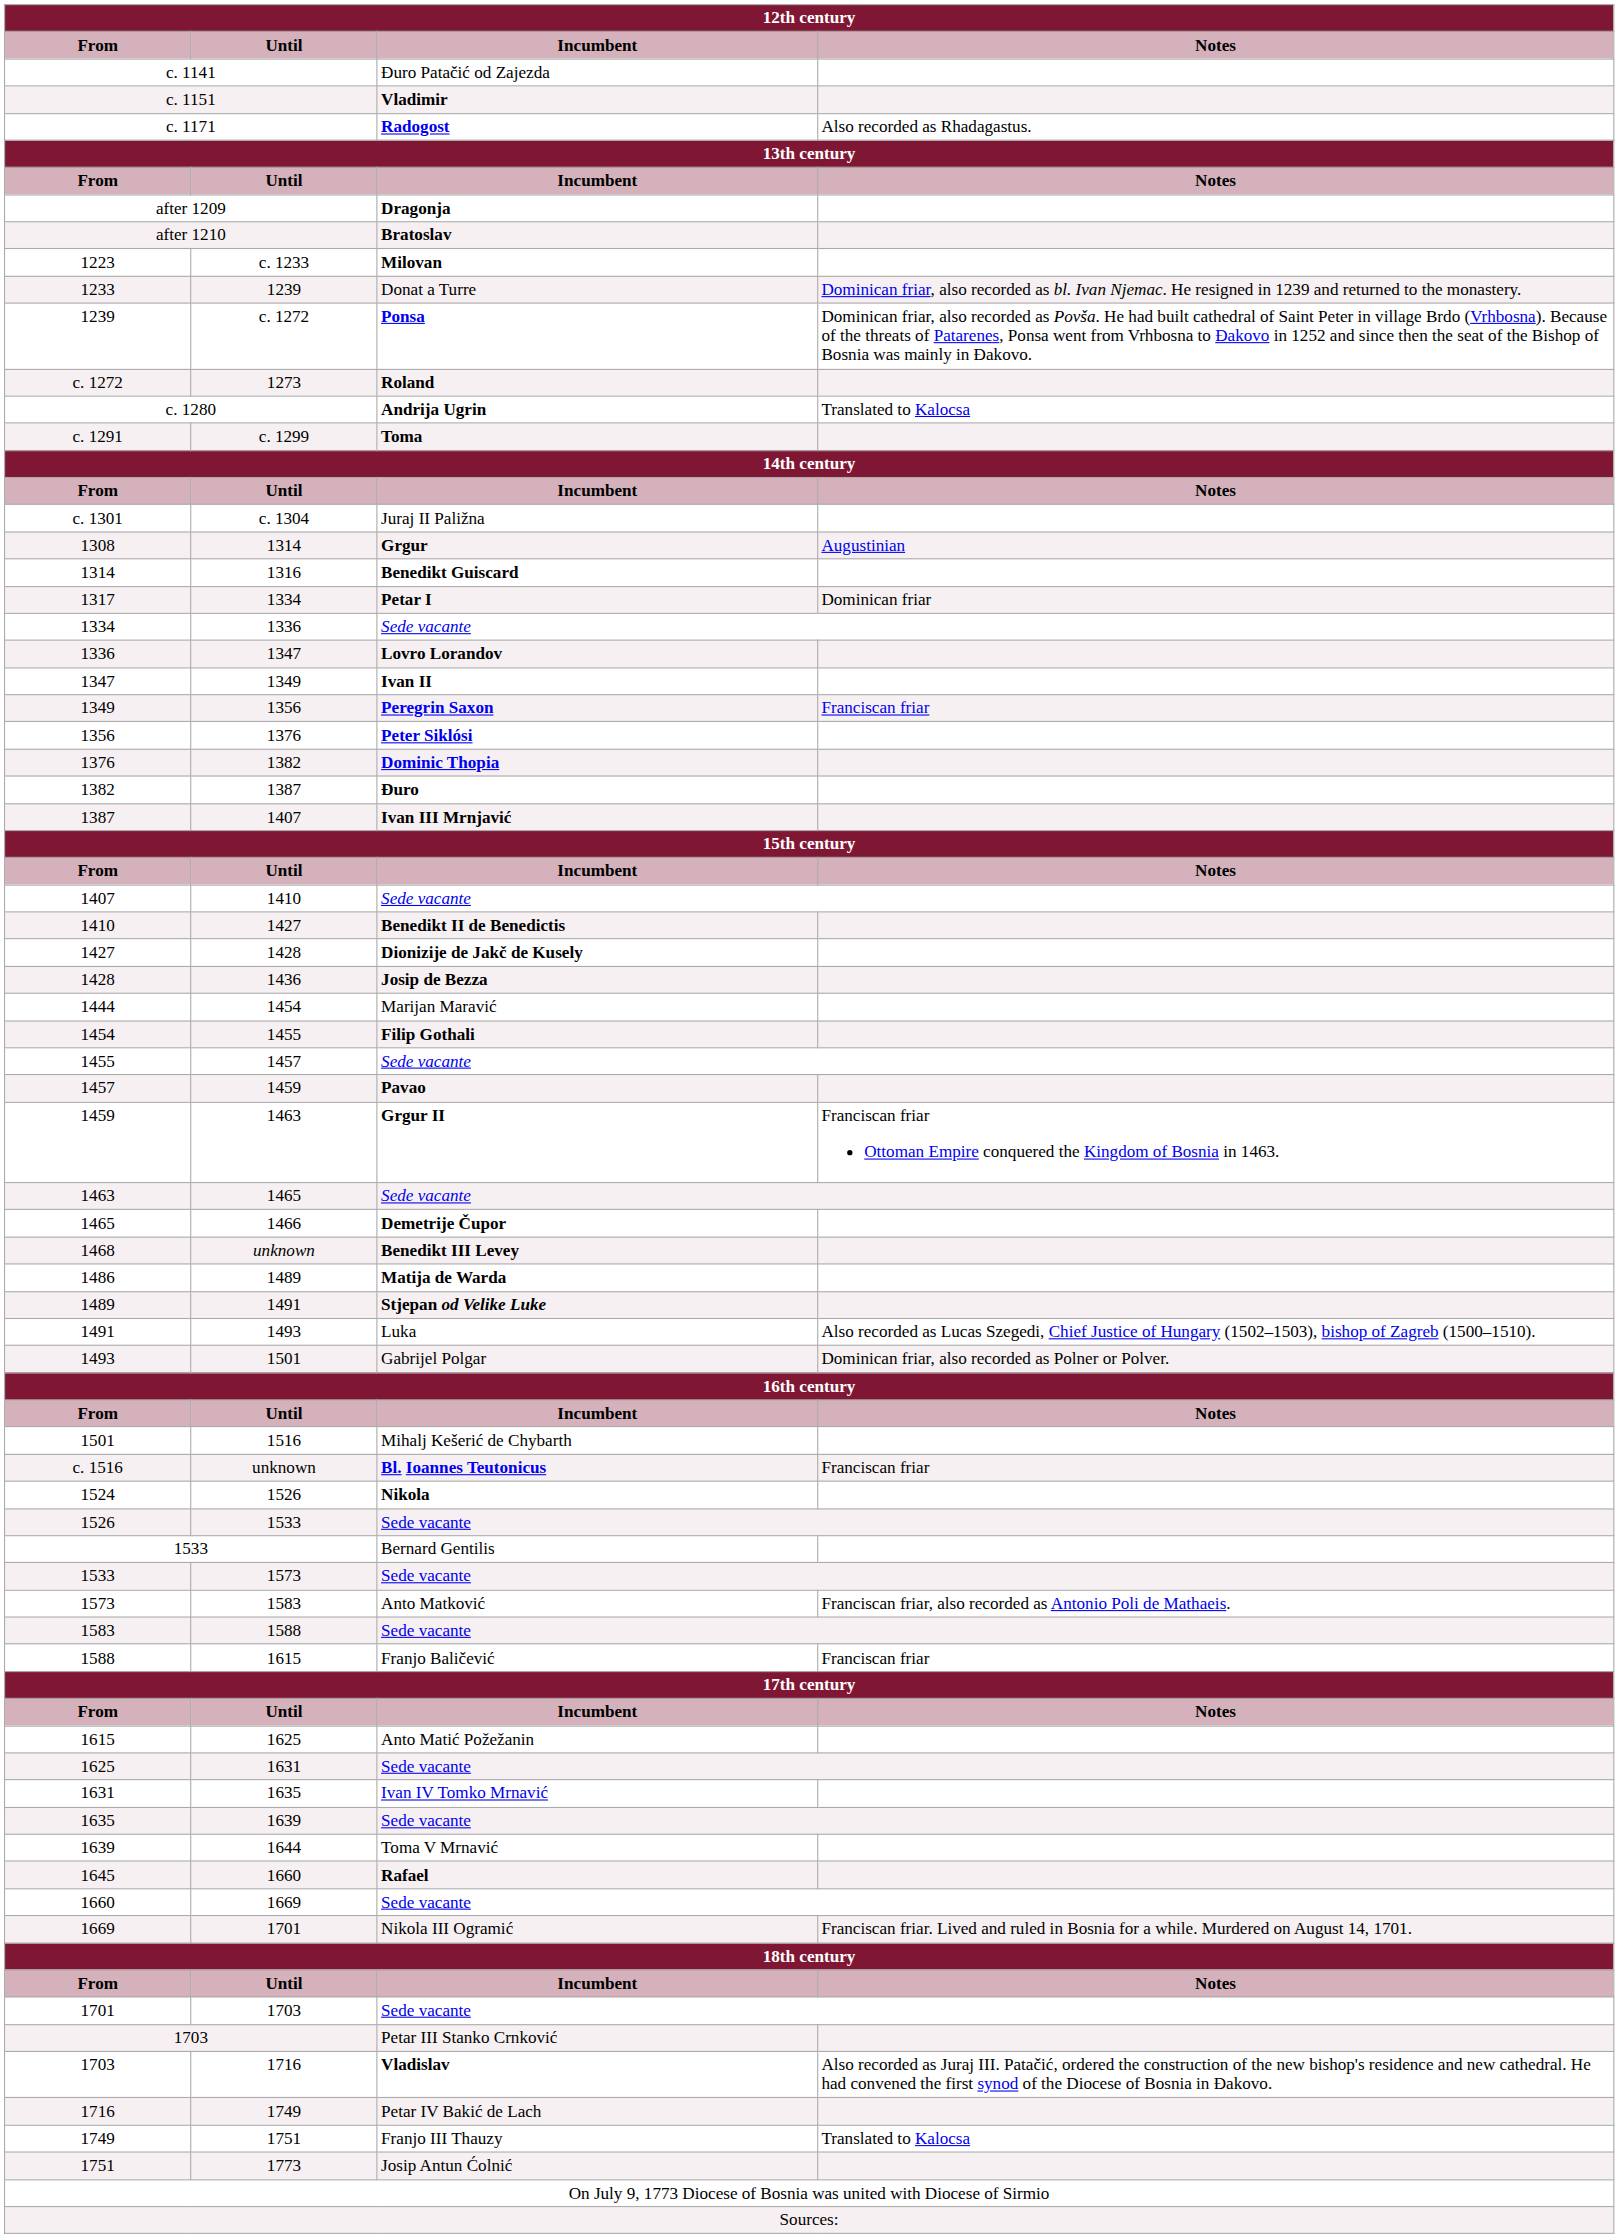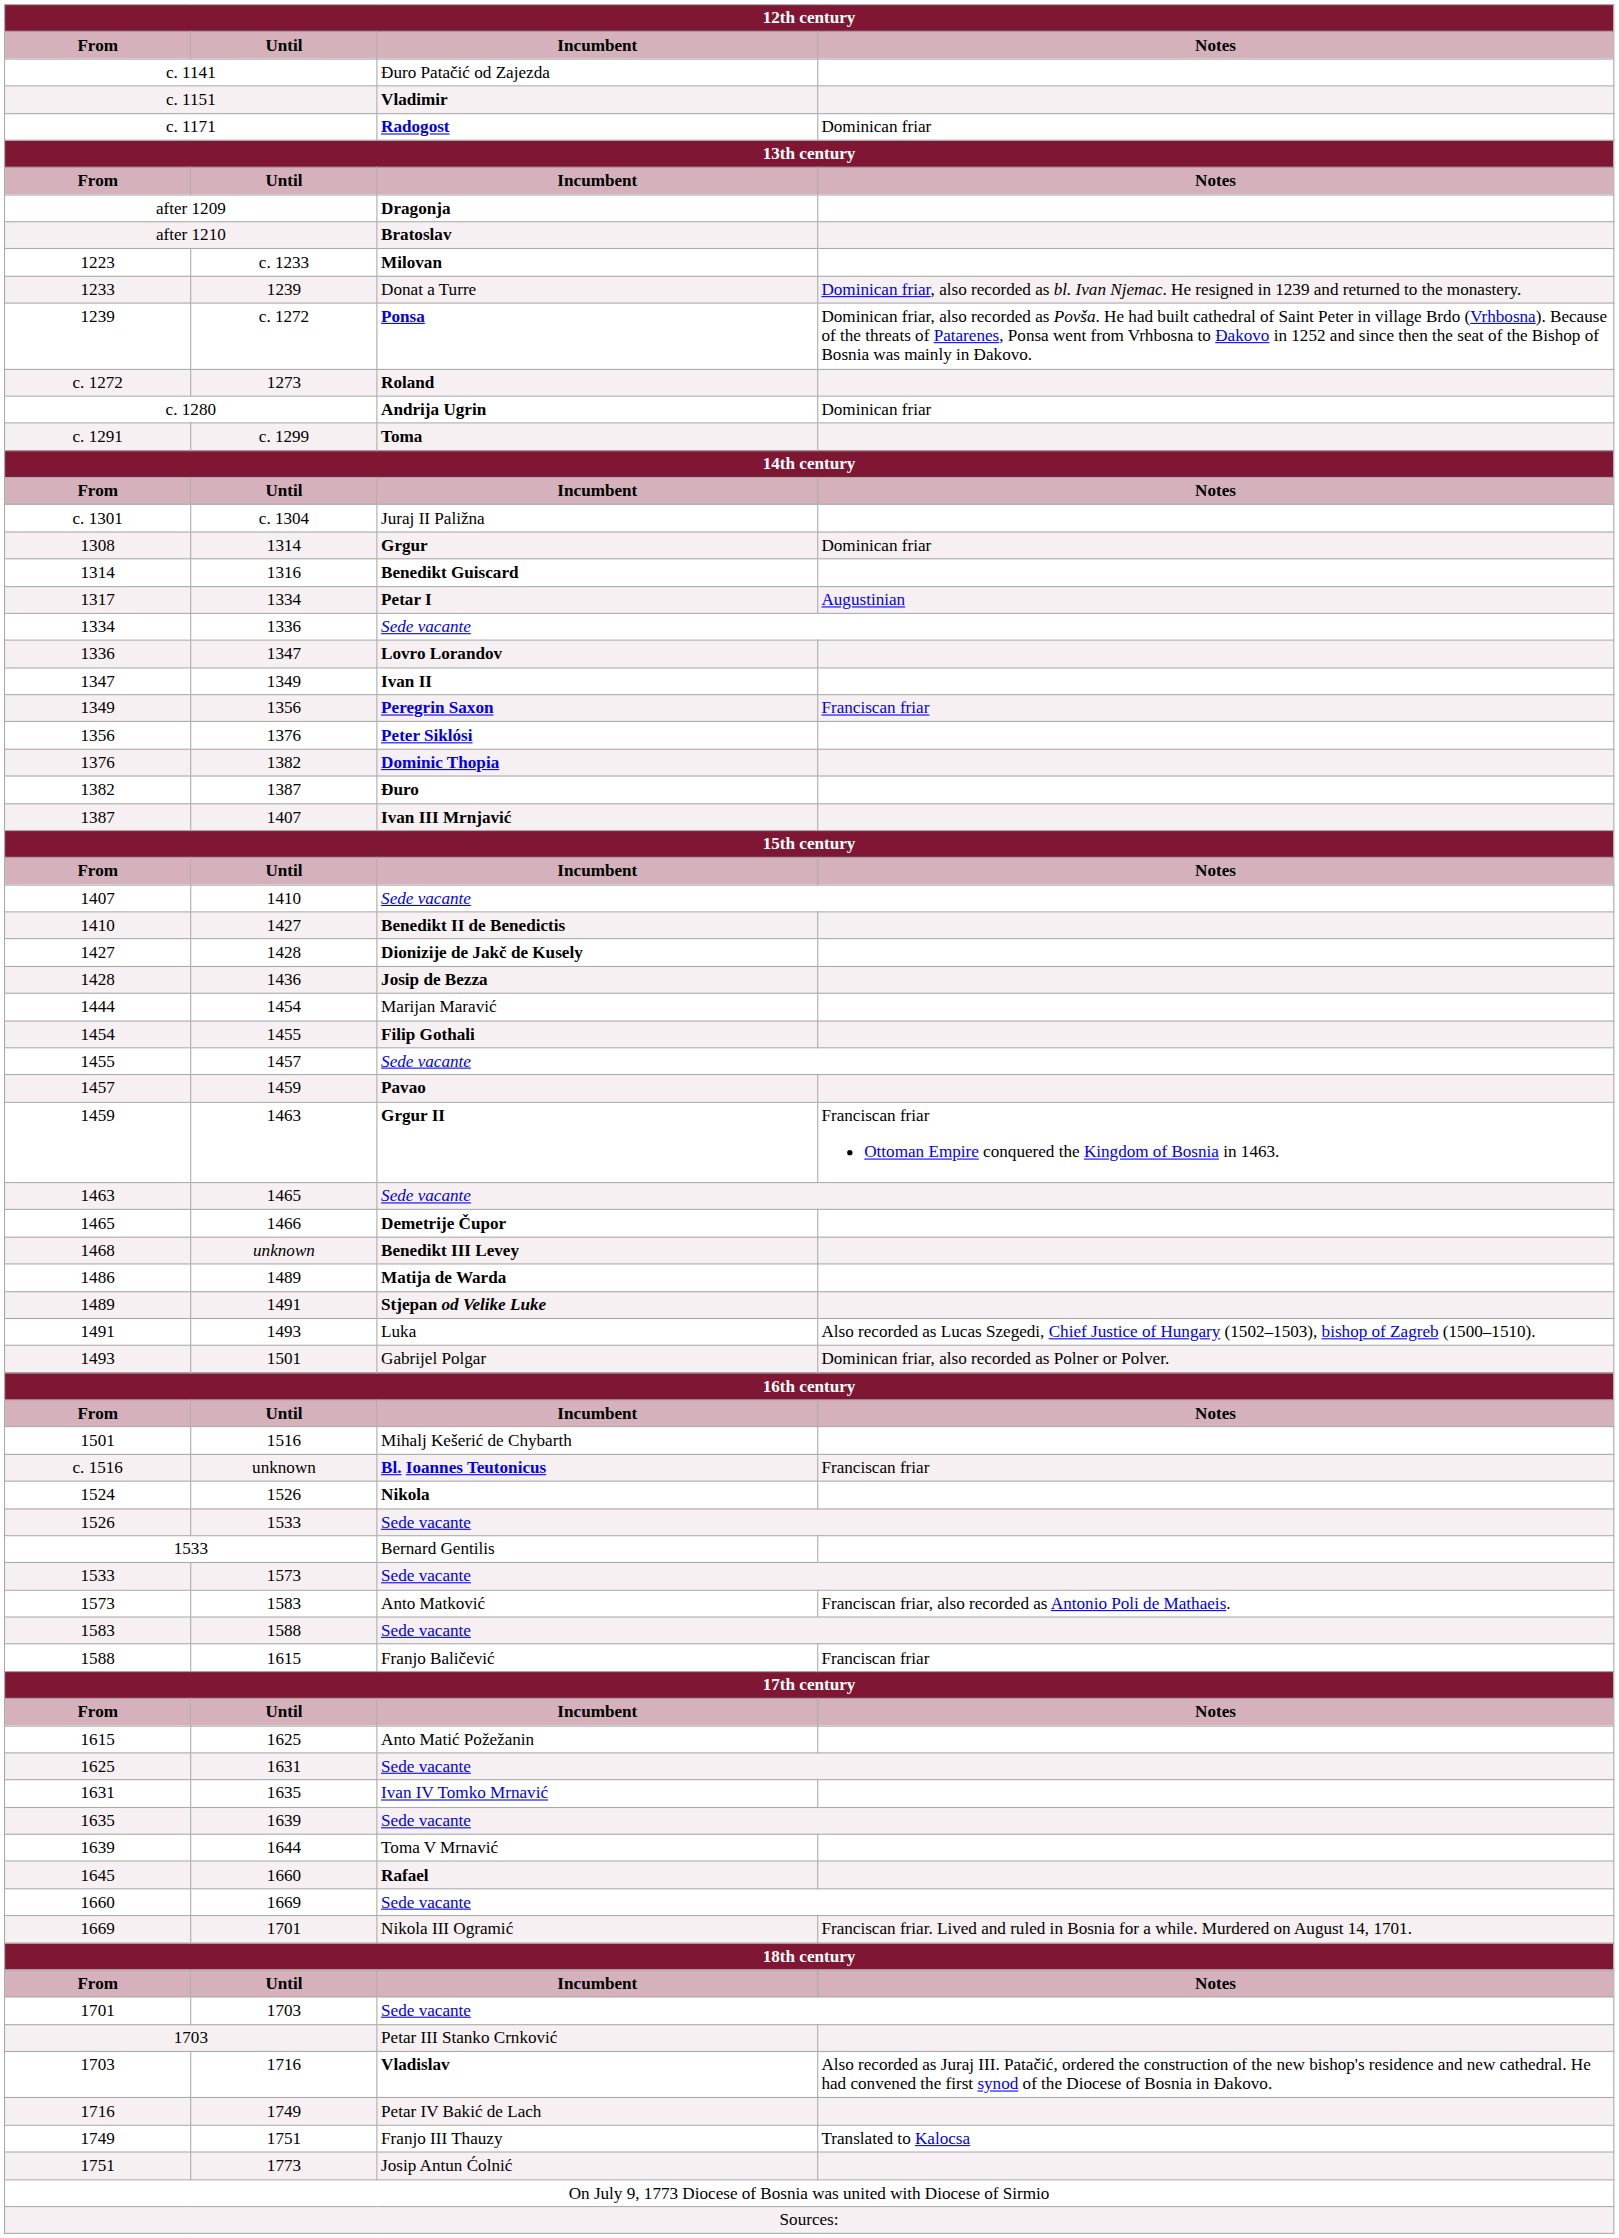(927, 126) Also recorded as Rhadagastus. -> (876, 126) Dominican friar
(896, 409) Translated to Kalocsa -> (876, 409) Dominican friar
(863, 545) Augustinian -> (876, 545) Dominican friar
(876, 599) Dominican friar -> (863, 599) Augustinian
